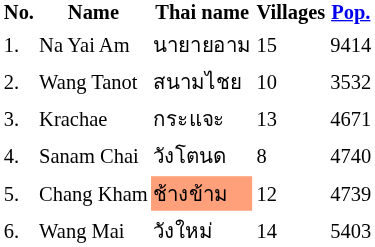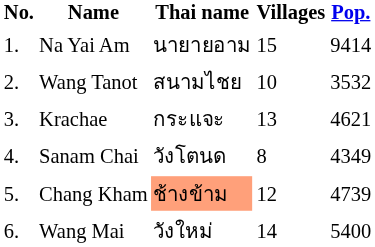(351, 119) 4671 -> (351, 119) 4621
(351, 156) 4740 -> (351, 156) 4349
(351, 230) 5403 -> (351, 230) 5400
